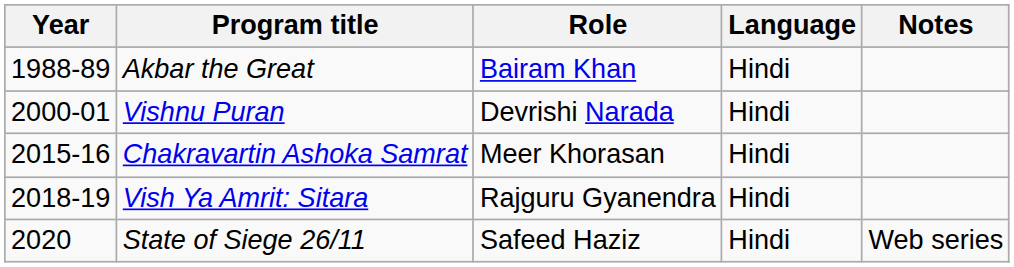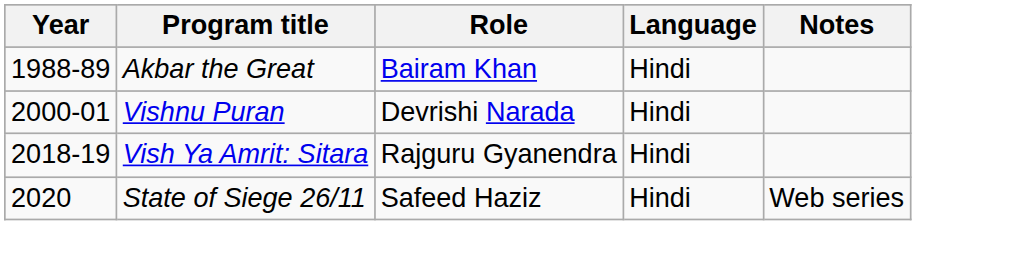- row: (295, 154)
